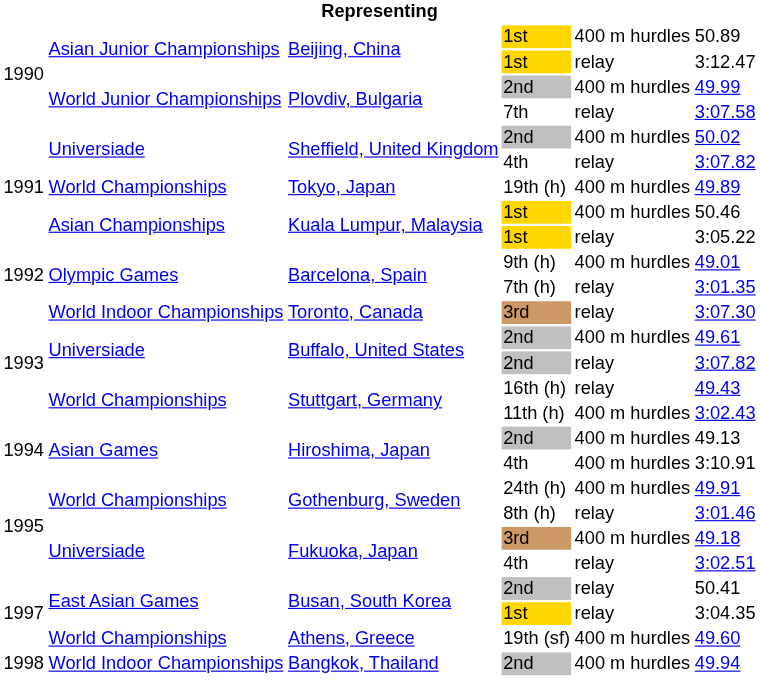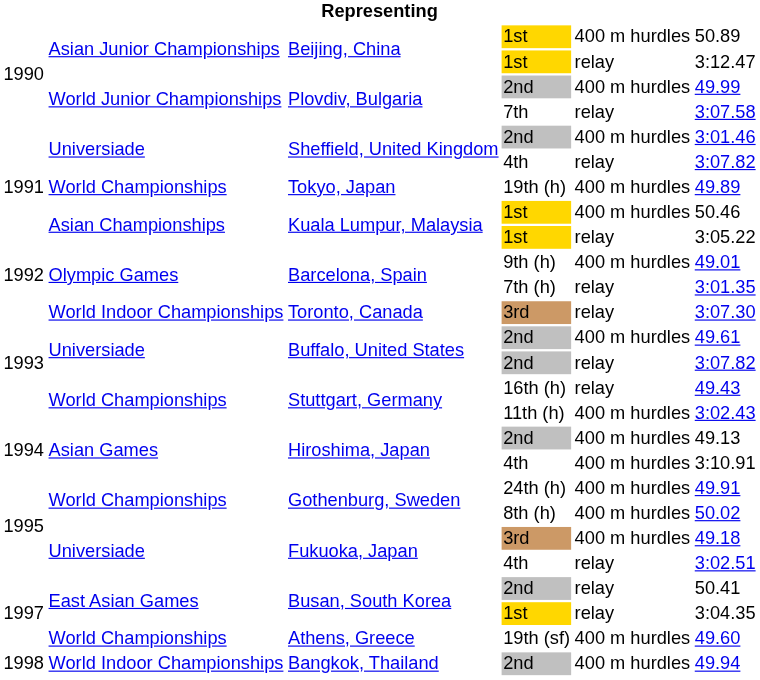(718, 137) 50.02 -> (725, 137) 3:01.46
(594, 513) relay -> (632, 513) 400 m hurdles
(725, 513) 3:01.46 -> (718, 513) 50.02
